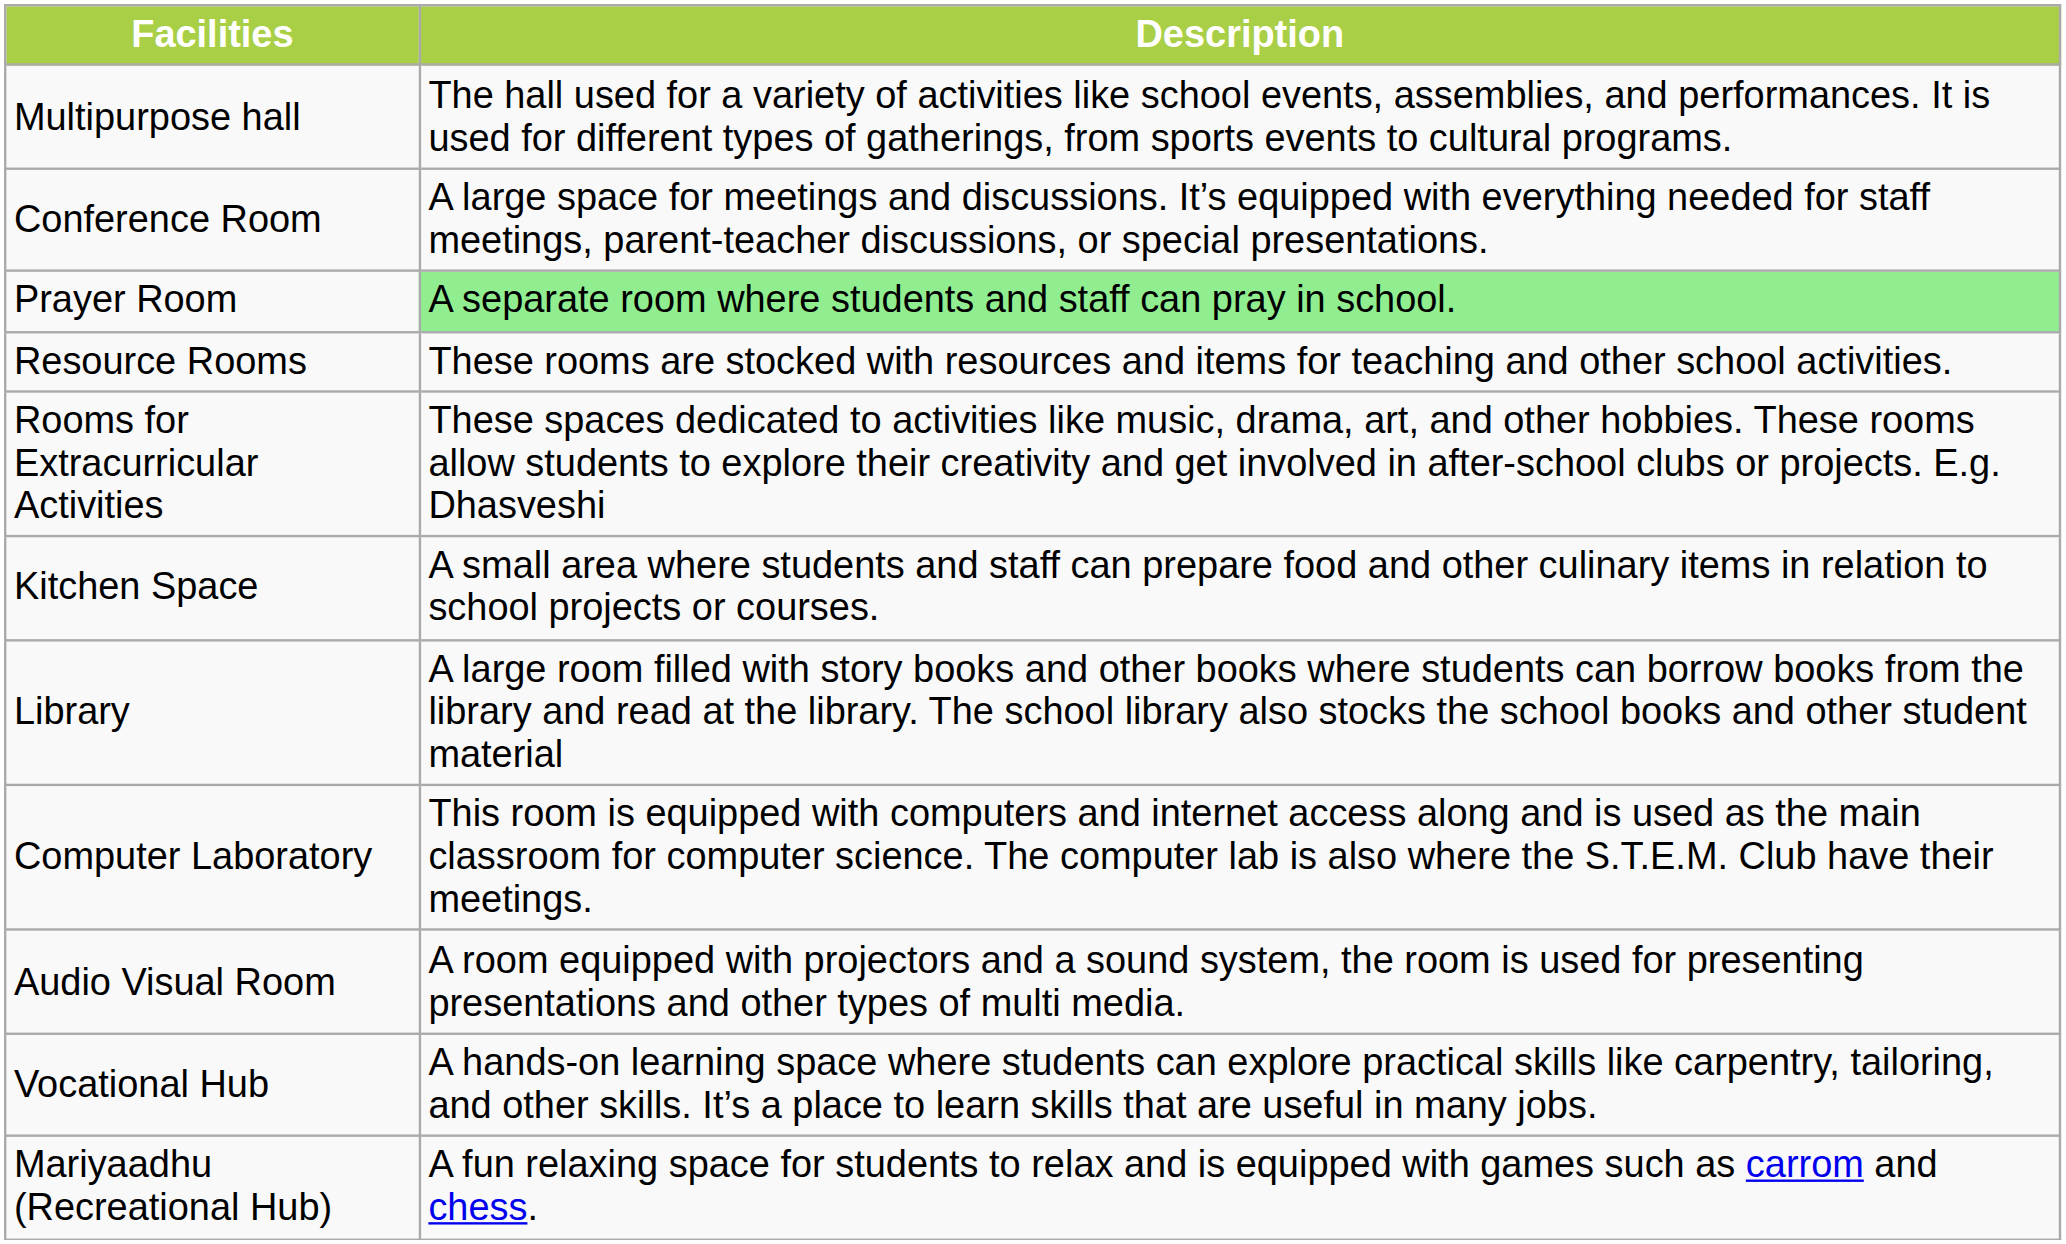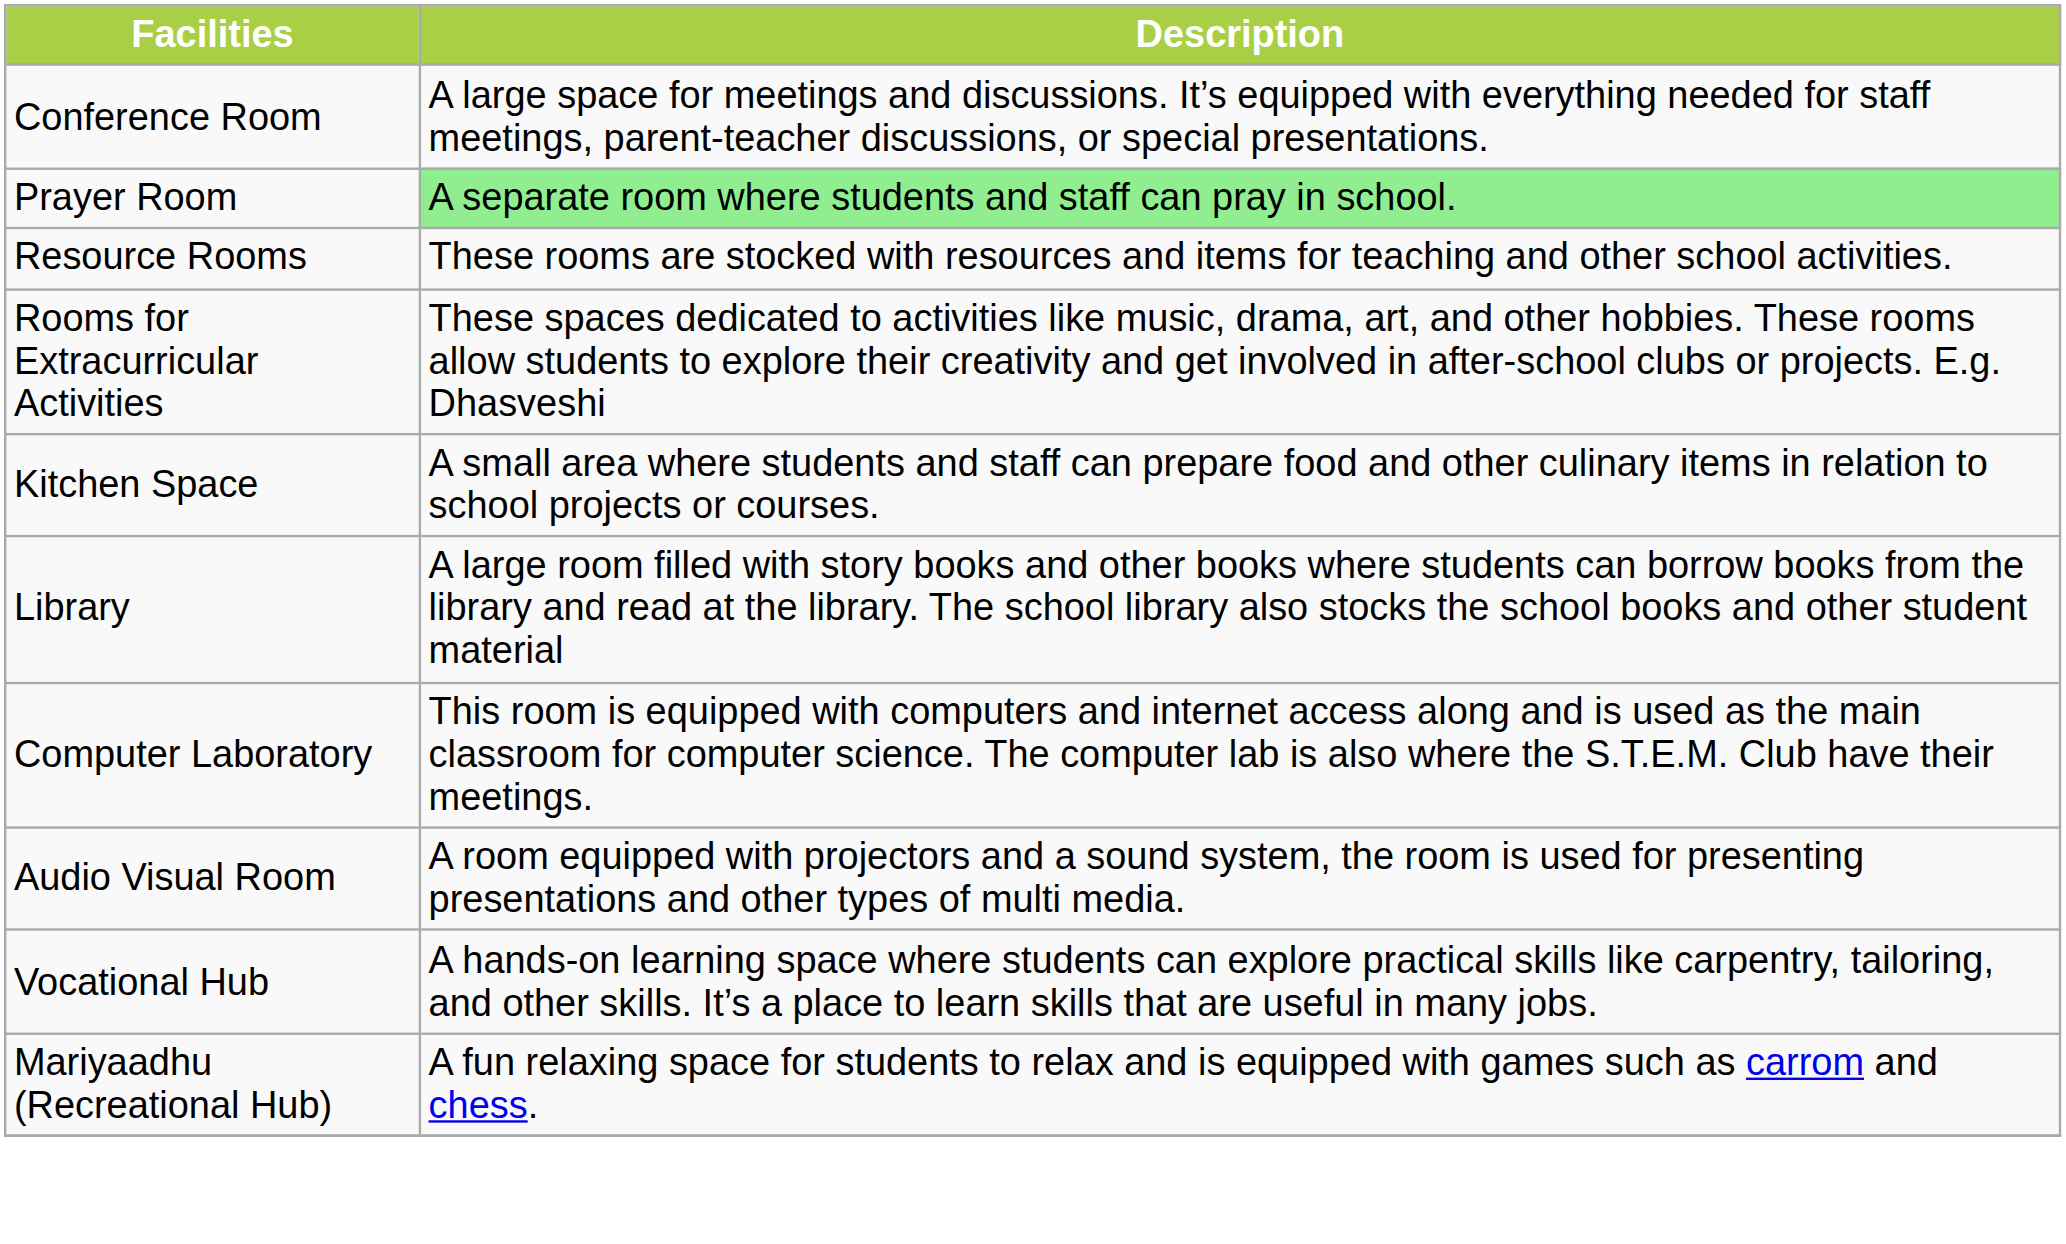- row: (157, 116)
